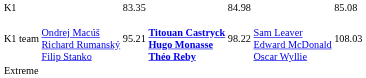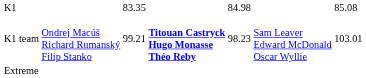(134, 39) 95.21 -> (134, 39) 99.21
(239, 39) 98.22 -> (239, 39) 98.23
(348, 39) 108.03 -> (348, 39) 103.01
